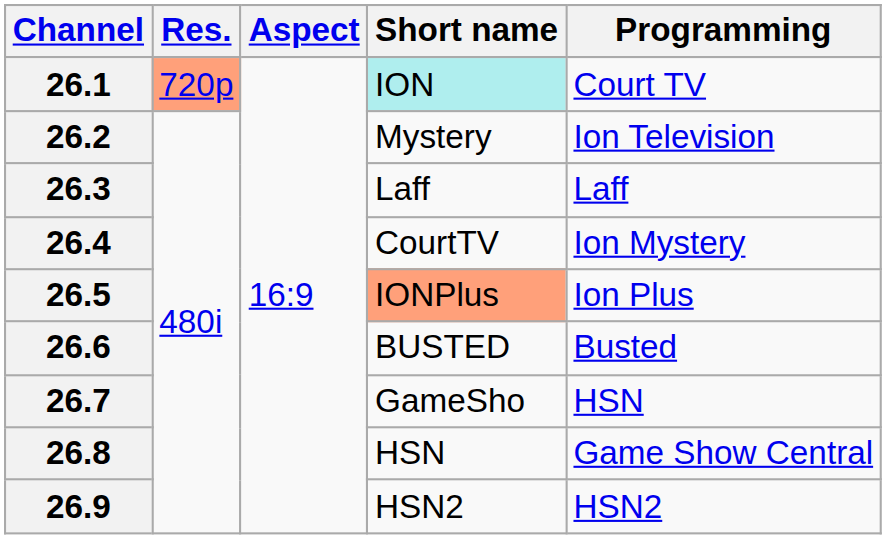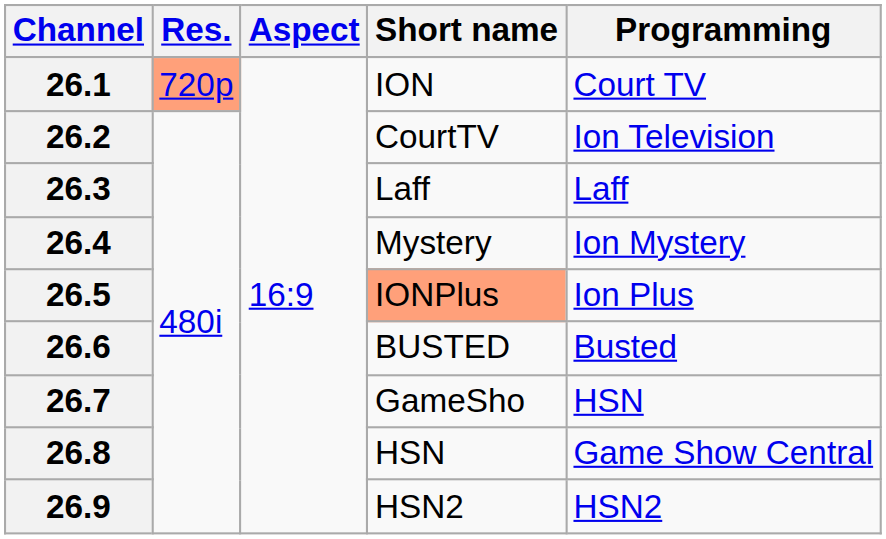(405, 83) paleturquoise background -> (405, 83) no background
(433, 136) Mystery -> (437, 136) CourtTV
(437, 242) CourtTV -> (433, 242) Mystery
